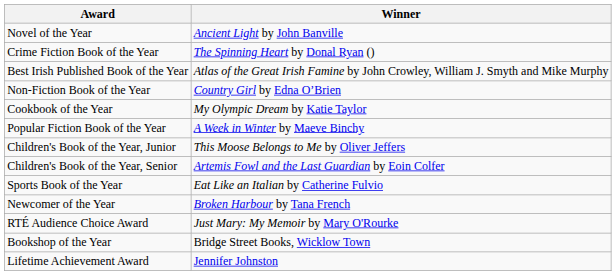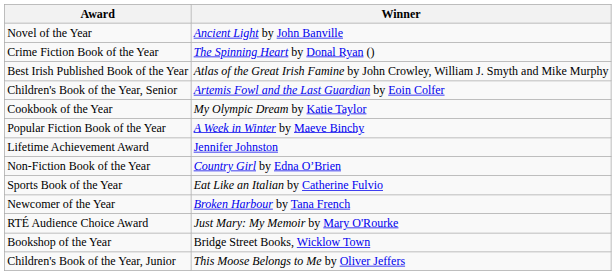rows swapped: (79, 90) <-> (92, 166)
rows swapped: (91, 147) <-> (78, 261)
